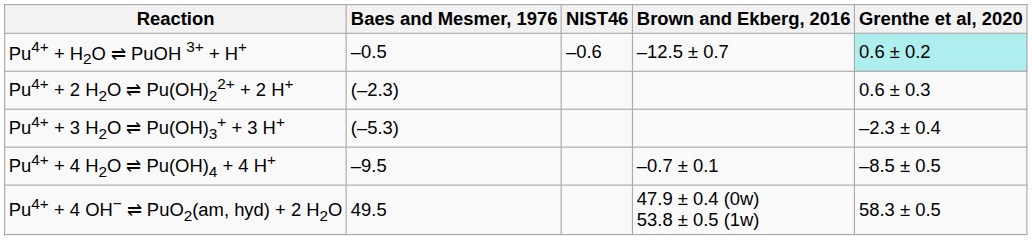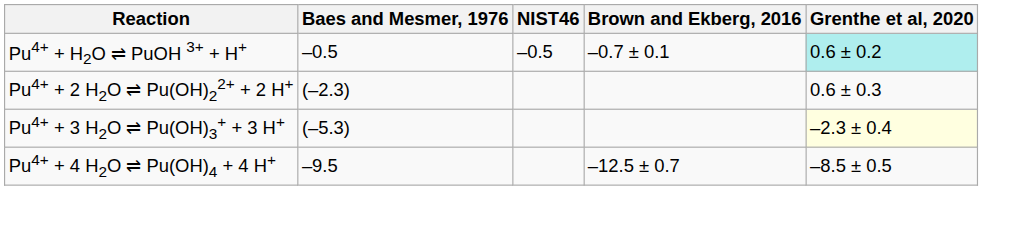(584, 52) –0.6 -> (535, 52) –0.5
(683, 52) –12.5 ± 0.7 -> (629, 52) –0.7 ± 0.1
(900, 128) no background -> (851, 128) lightyellow background
(678, 166) –0.7 ± 0.1 -> (634, 166) –12.5 ± 0.7
- row: (176, 210)
